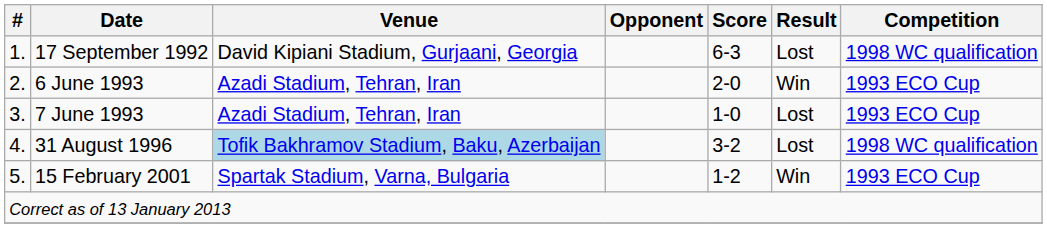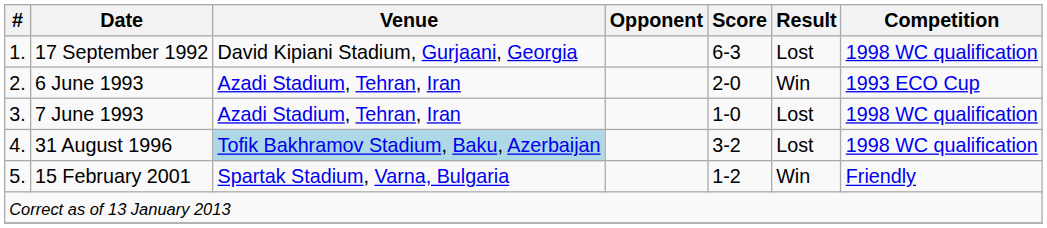(913, 114) 1993 ECO Cup -> (942, 114) 1998 WC qualification
(913, 177) 1993 ECO Cup -> (881, 177) Friendly
